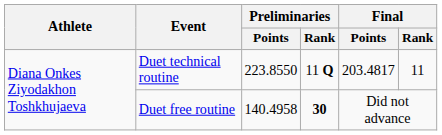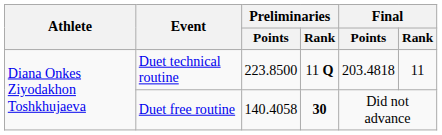(271, 70) 223.8550 -> (271, 70) 223.8500
(368, 70) 203.4817 -> (368, 70) 203.4818
(271, 110) 140.4958 -> (271, 110) 140.4058
